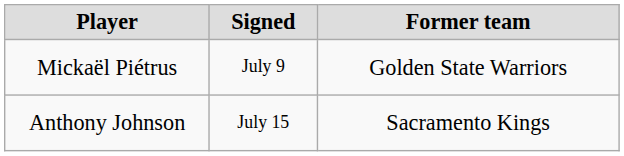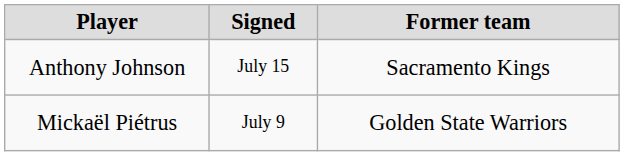rows swapped: (107, 67) <-> (107, 123)
